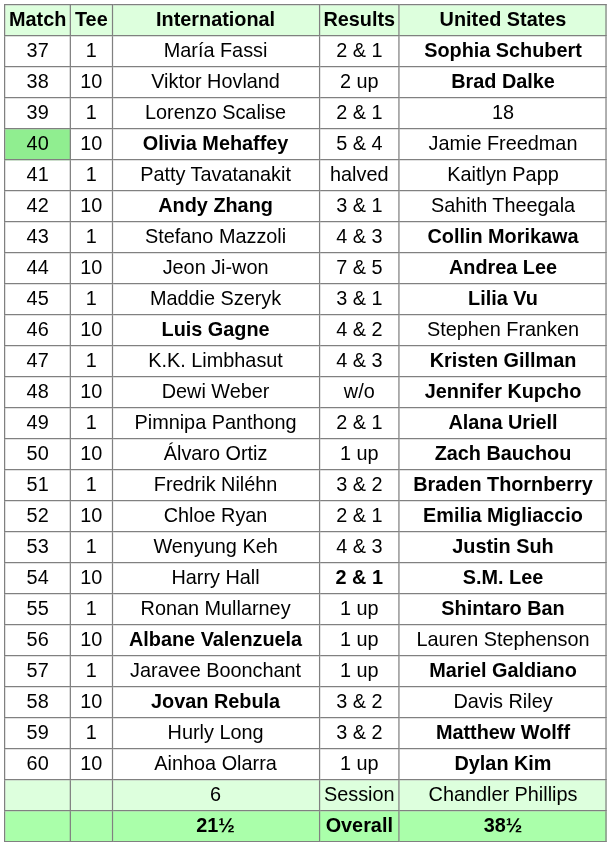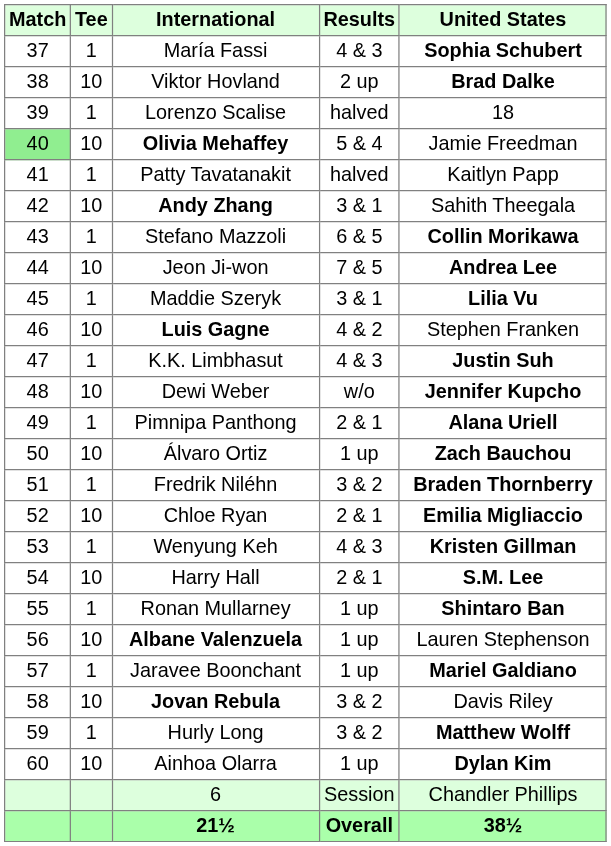(359, 50) 2 & 1 -> (359, 50) 4 & 3
(359, 112) 2 & 1 -> (359, 112) halved
(359, 237) 4 & 3 -> (359, 237) 6 & 5
(503, 360) Kristen Gillman -> (503, 360) Justin Suh
(503, 546) Justin Suh -> (503, 546) Kristen Gillman
(359, 578) bold -> (359, 578) normal
